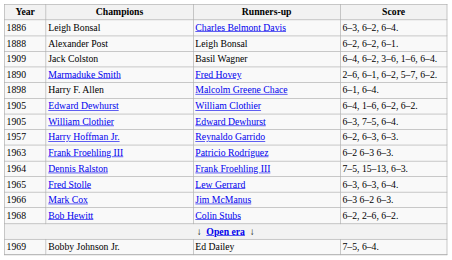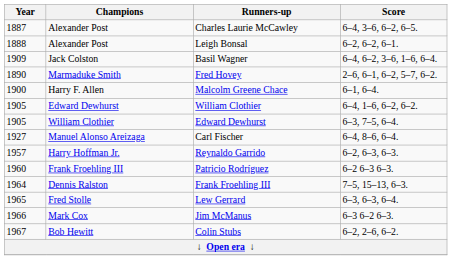- row: (241, 27)
+ row: (247, 27)
(16, 90) 1898 -> (16, 90) 1900
+ row: (219, 137)
(16, 152) 1963 -> (16, 168) 1960
(16, 215) 1968 -> (16, 231) 1967
- row: (215, 246)
